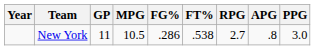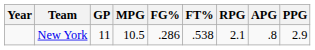(238, 35) 2.7 -> (238, 35) 2.1
(300, 35) 3.0 -> (300, 35) 2.9
